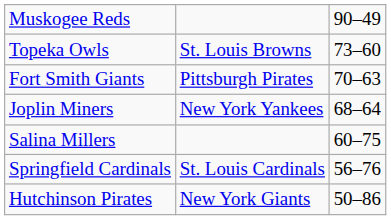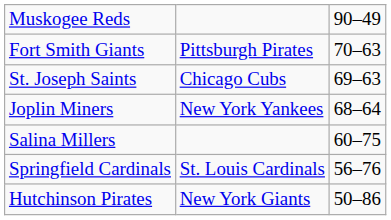- row: (59, 49)
+ row: (73, 79)
